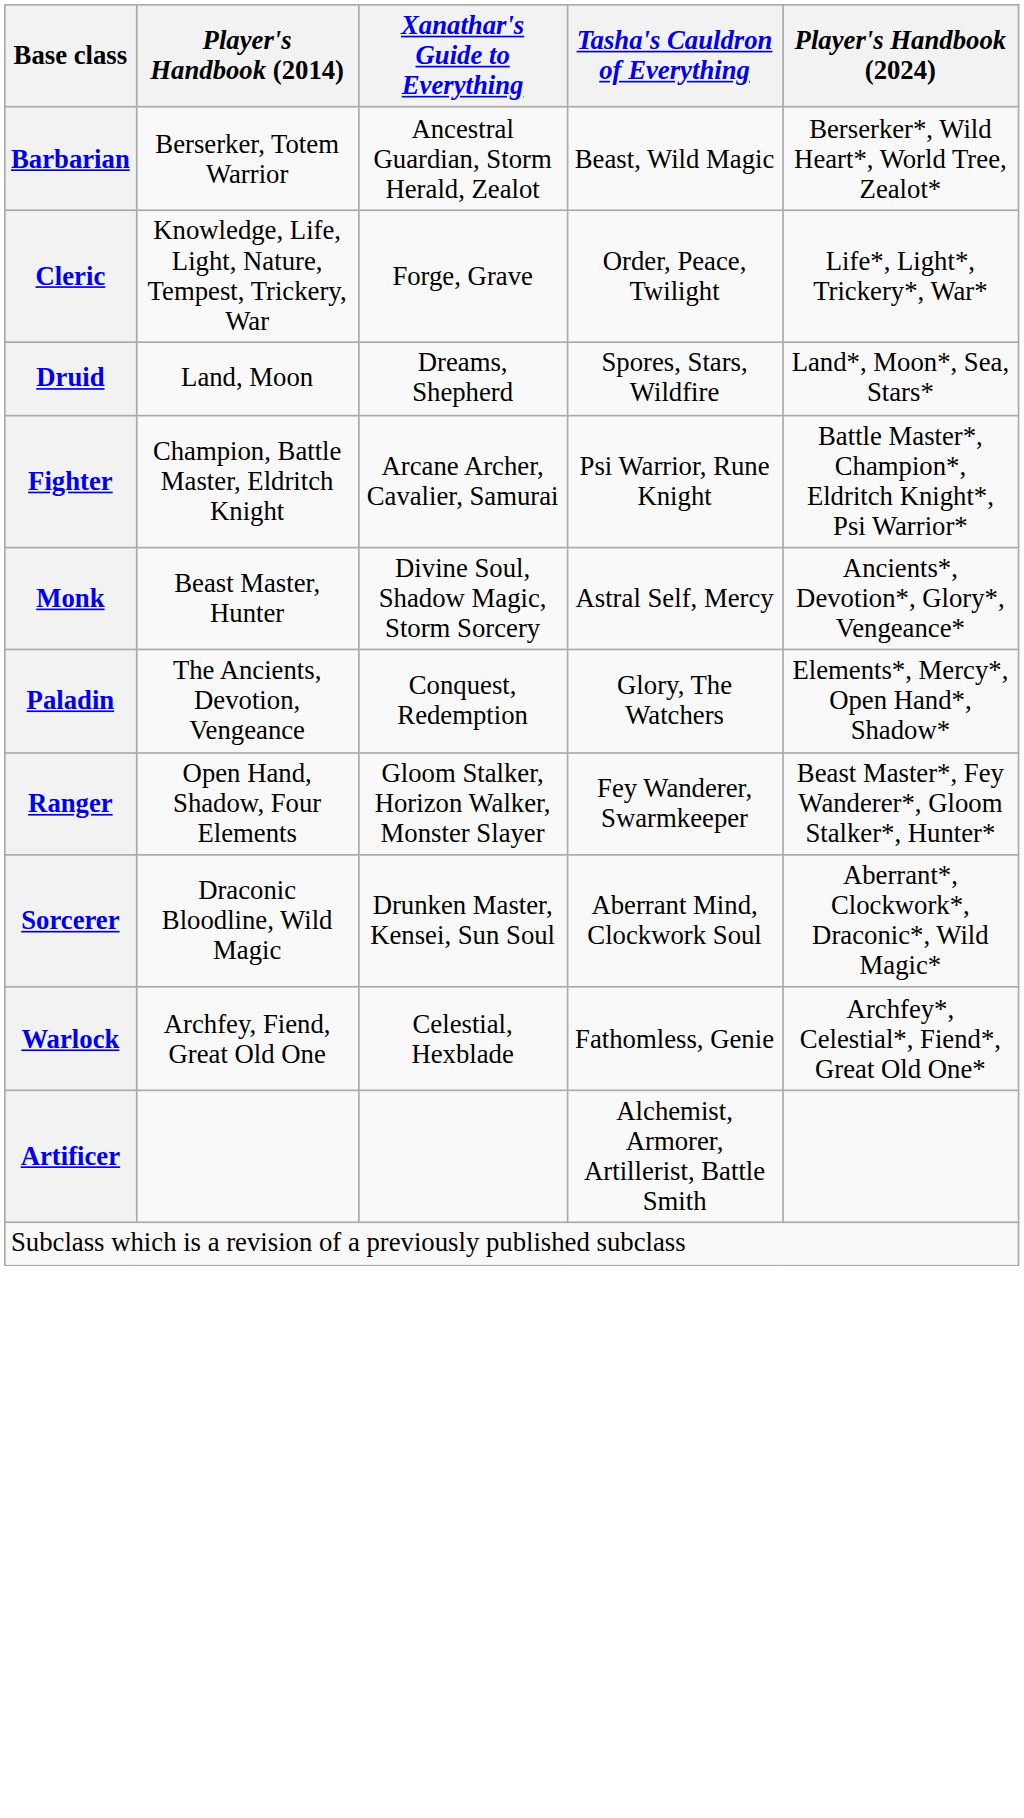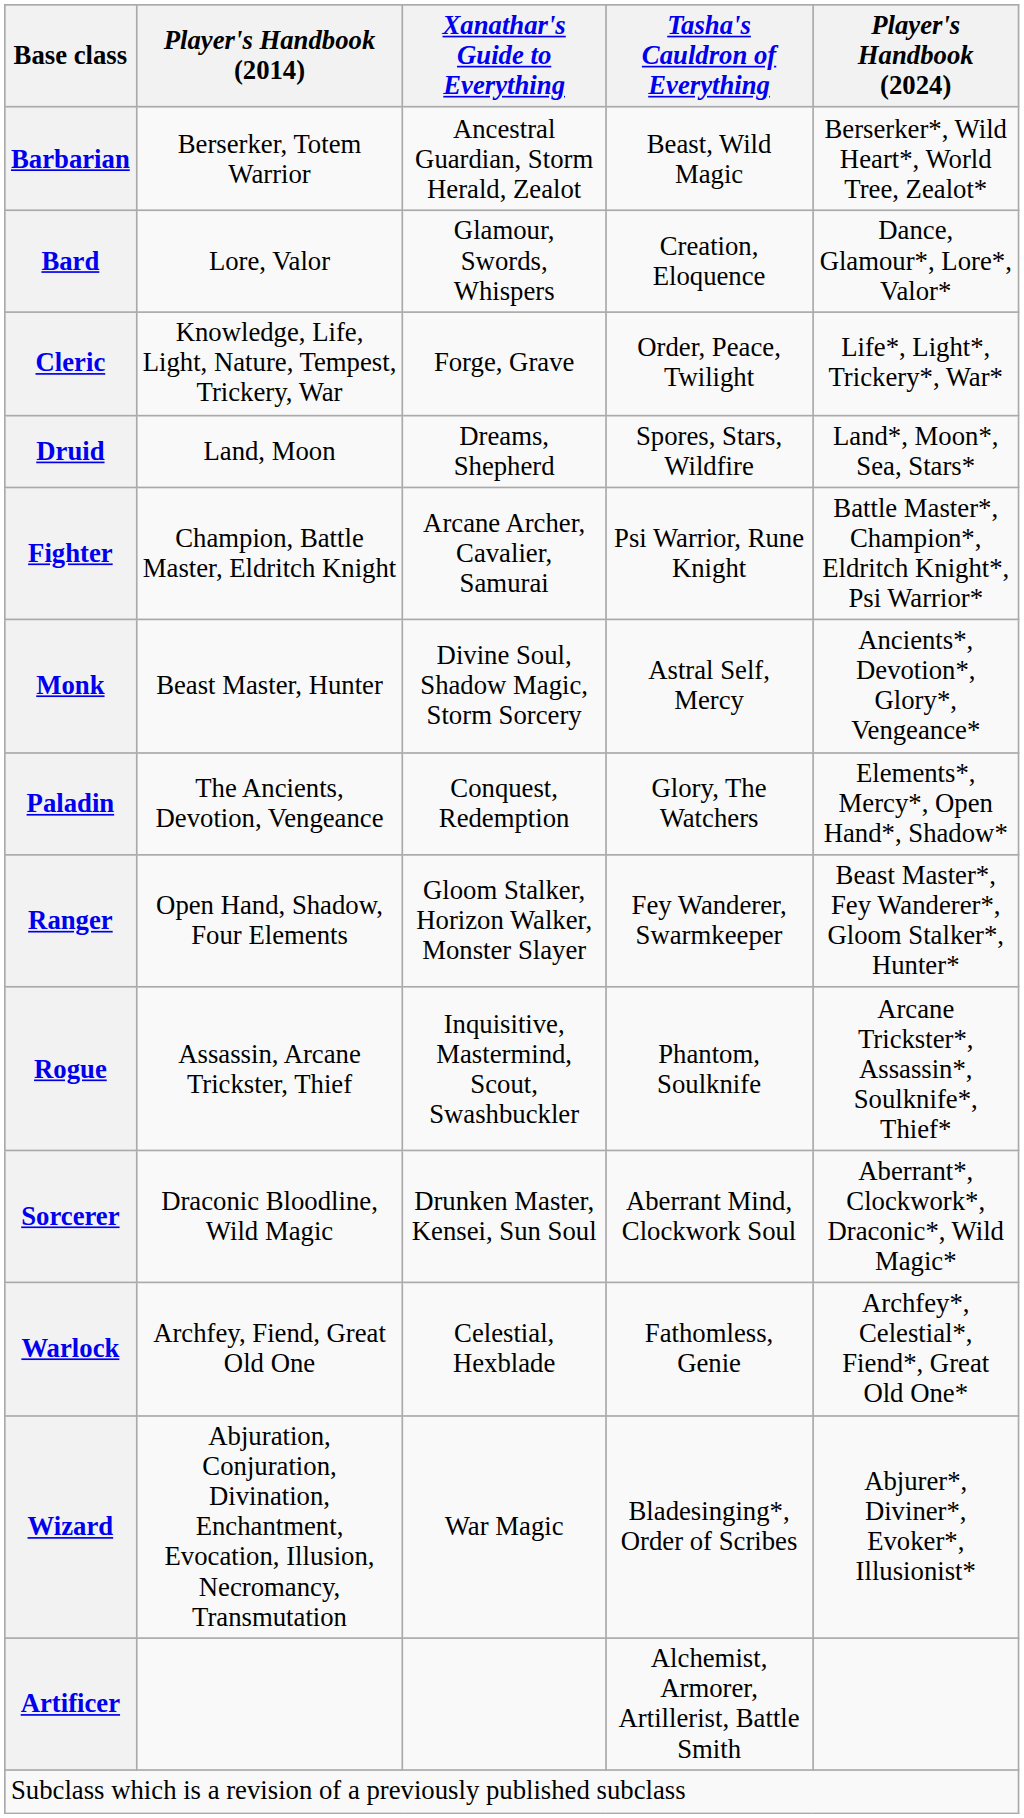+ row: (70, 260)
+ row: (70, 1068)
+ row: (70, 1526)
